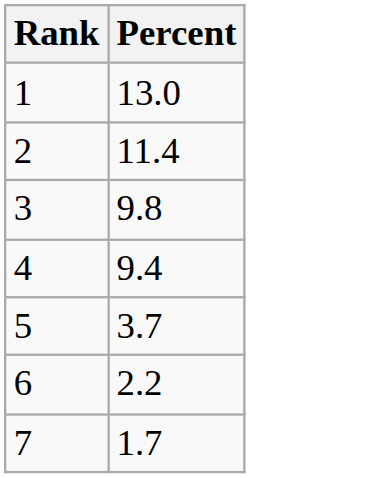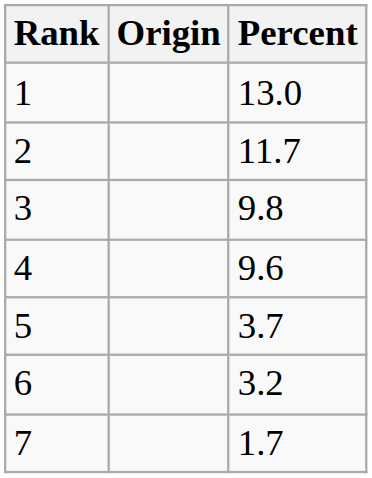+ column: (169, 33)
(148, 150) 11.4 -> (269, 150) 11.7
(140, 267) 9.4 -> (261, 267) 9.6
(140, 383) 2.2 -> (261, 383) 3.2
